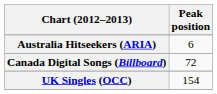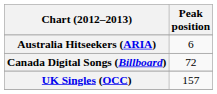(191, 80) 154 -> (191, 80) 157
